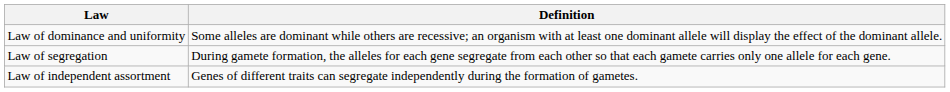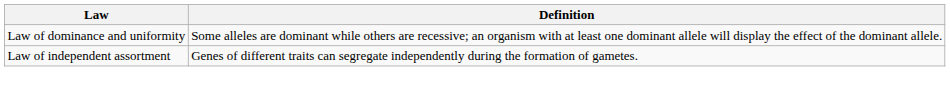- row: (57, 55)
